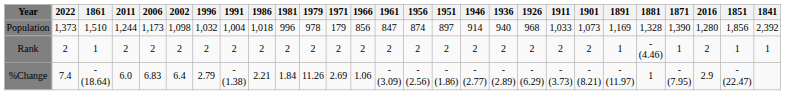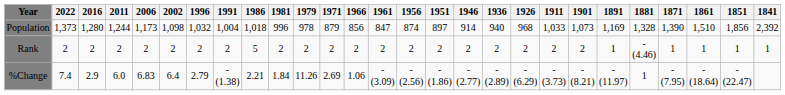columns swapped: (707, 12) <-> (96, 12)
(338, 28) 179 -> (332, 28) 879
(262, 49) 2 -> (255, 49) 5
